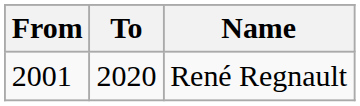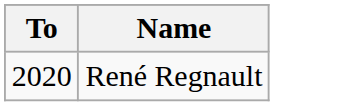- column: (47, 28)
